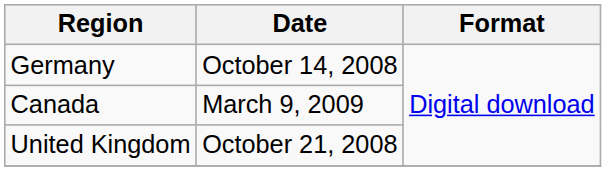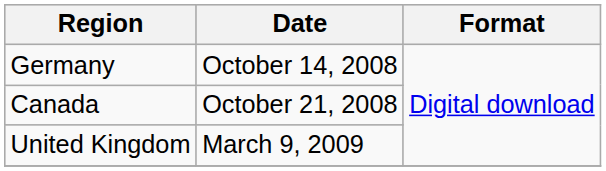(283, 104) March 9, 2009 -> (300, 104) October 21, 2008
(300, 144) October 21, 2008 -> (283, 144) March 9, 2009
